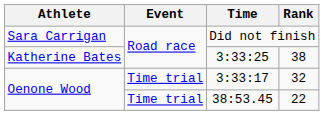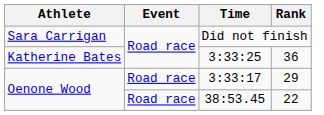(299, 57) 38 -> (291, 57) 36
(165, 79) Time trial -> (161, 79) Road race
(299, 79) 32 -> (291, 79) 29
(165, 100) Time trial -> (161, 100) Road race
